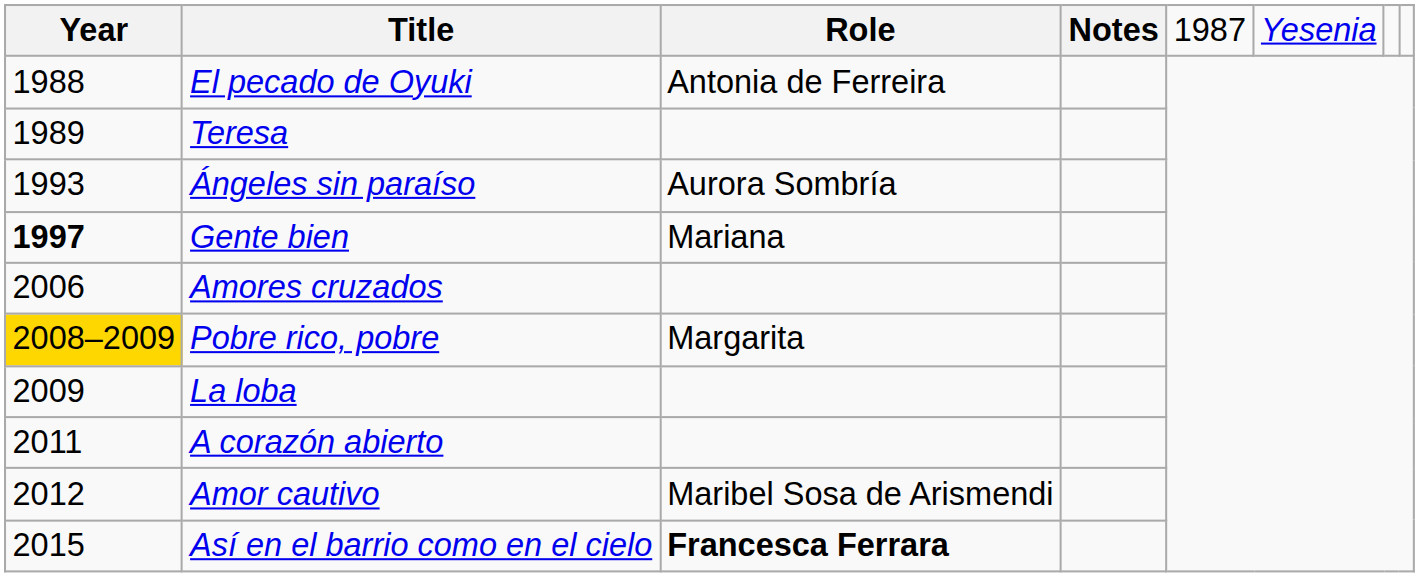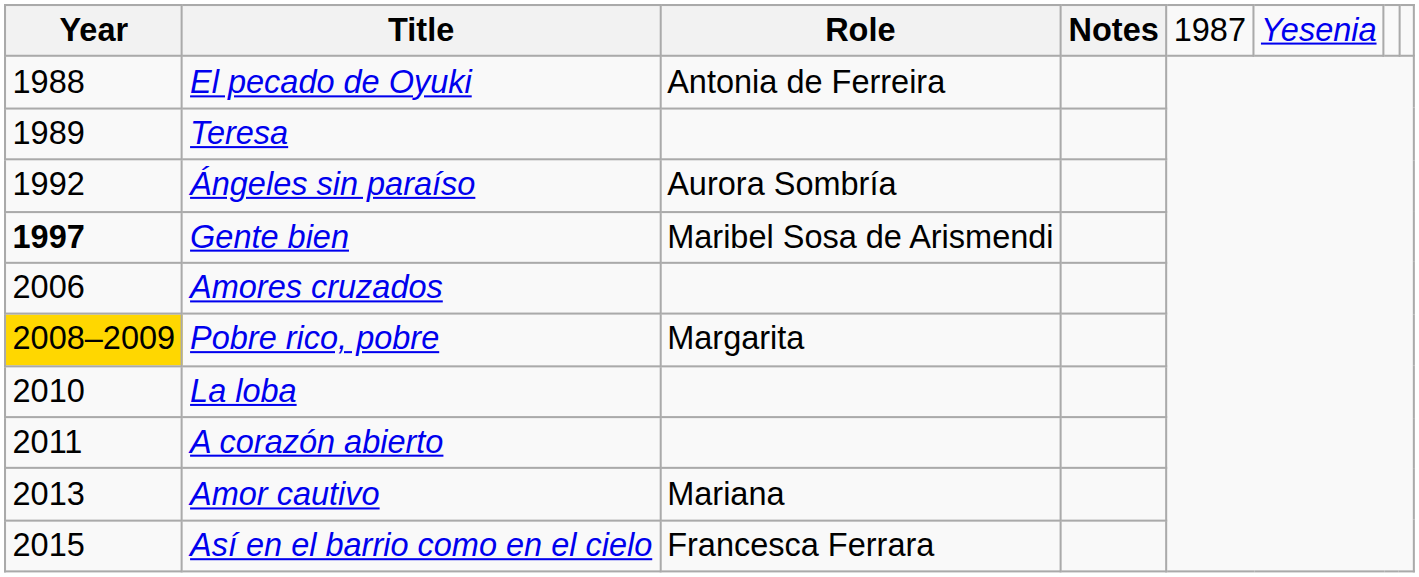(49, 184) 1993 -> (49, 184) 1992
(726, 236) Mariana -> (860, 236) Maribel Sosa de Arismendi
(49, 390) 2009 -> (49, 390) 2010
(49, 493) 2012 -> (49, 493) 2013
(860, 493) Maribel Sosa de Arismendi -> (726, 493) Mariana
(808, 545) bold -> (801, 545) normal
